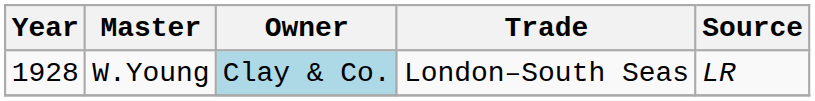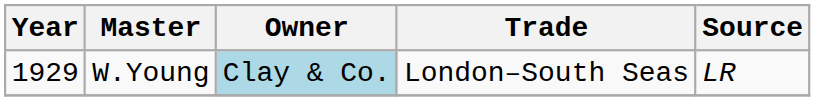(45, 73) 1928 -> (45, 73) 1929
